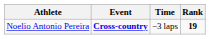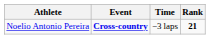(193, 26) 19 -> (193, 26) 21
